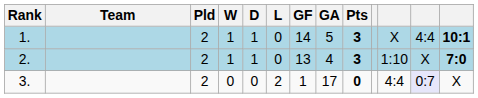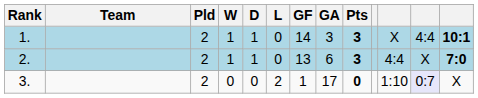(329, 37) 5 -> (329, 37) 3
(329, 59) 4 -> (329, 59) 6
(394, 59) 1:10 -> (394, 59) 4:4
(394, 81) 4:4 -> (394, 81) 1:10
